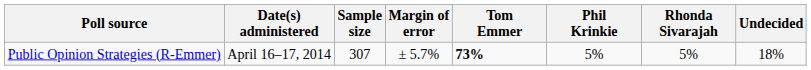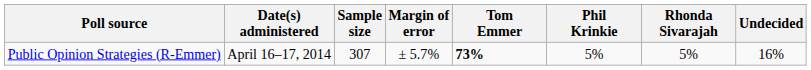(771, 53) 18% -> (771, 53) 16%
